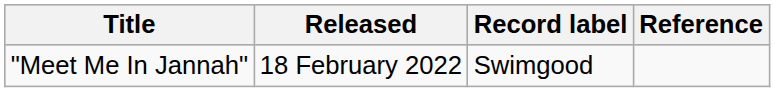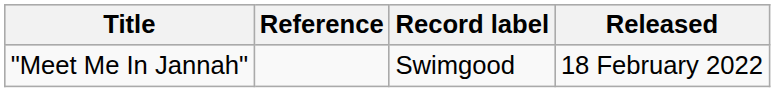columns swapped: (361, 24) <-> (701, 24)
